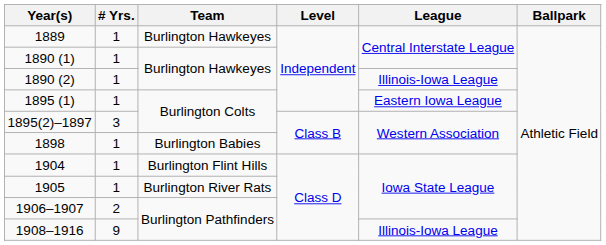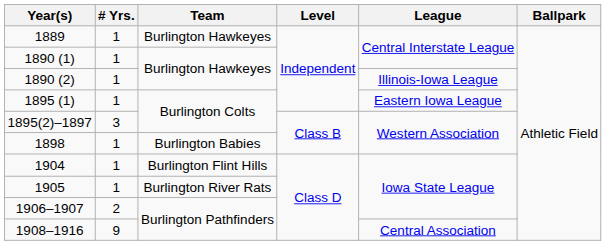(438, 229) Illinois-Iowa League -> (438, 229) Central Association
